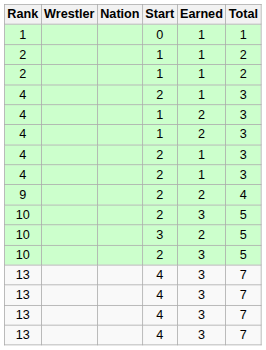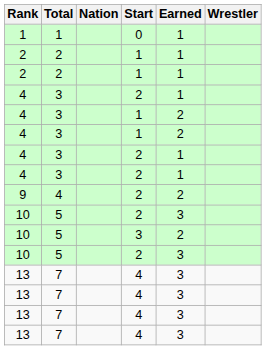columns swapped: (69, 14) <-> (243, 14)
